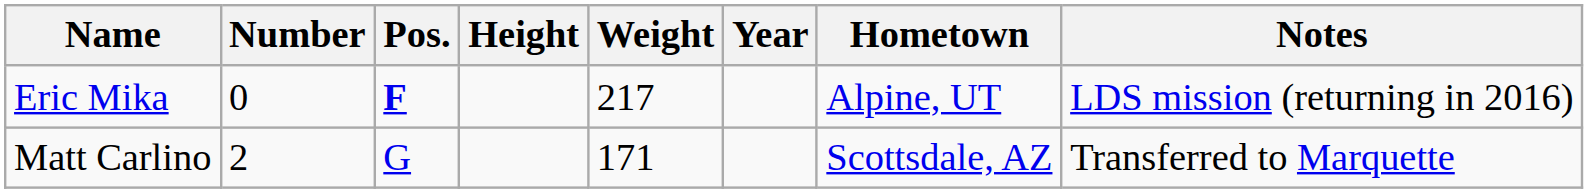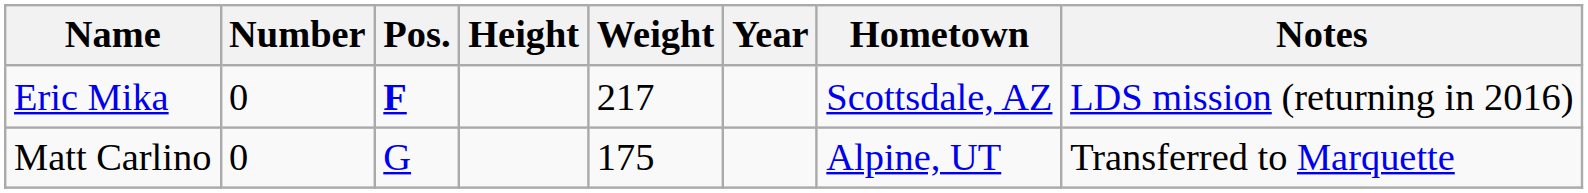(914, 95) Alpine, UT -> (939, 95) Scottsdale, AZ
(239, 156) 2 -> (239, 156) 0
(626, 156) 171 -> (626, 156) 175
(939, 156) Scottsdale, AZ -> (914, 156) Alpine, UT
